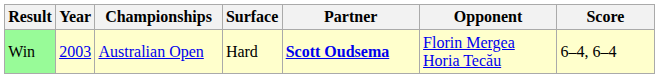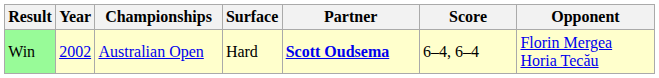columns swapped: (488, 17) <-> (605, 17)
(75, 51) 2003 -> (75, 51) 2002
